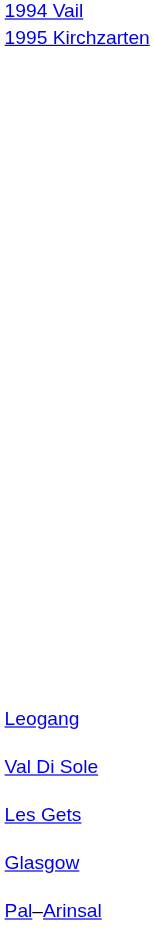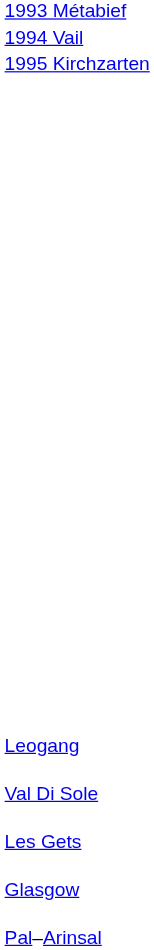+ row: (65, 11)
